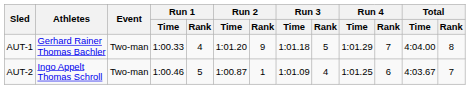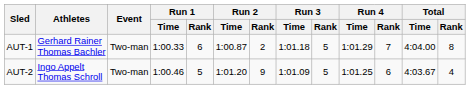(200, 47) 4 -> (200, 47) 6
(231, 47) 1:01.20 -> (231, 47) 1:00.87
(263, 47) 9 -> (263, 47) 2
(231, 72) 1:00.87 -> (231, 72) 1:01.20
(263, 72) 1 -> (263, 72) 9
(326, 72) 4 -> (326, 72) 5
(451, 72) 7 -> (451, 72) 4
